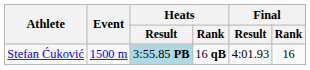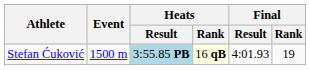(211, 54) no background -> (211, 54) lightyellow background
(289, 54) 16 -> (289, 54) 19
